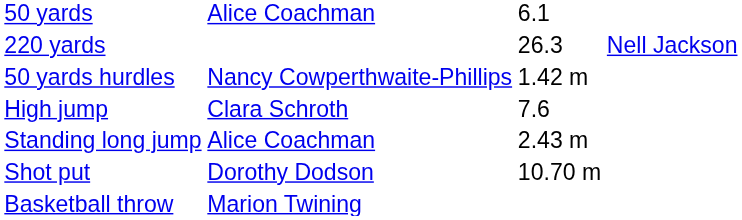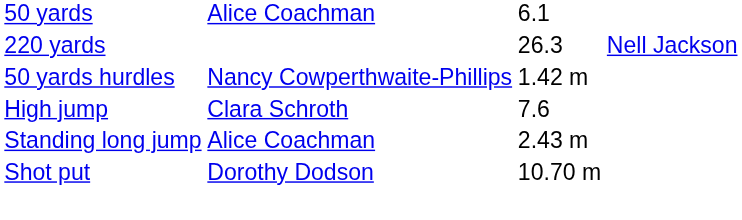- row: (89, 204)
